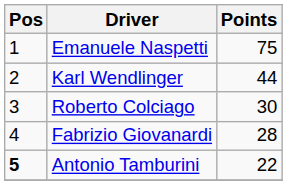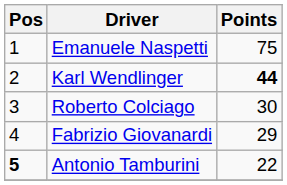(267, 77) normal -> (267, 77) bold
(267, 135) 28 -> (267, 135) 29
